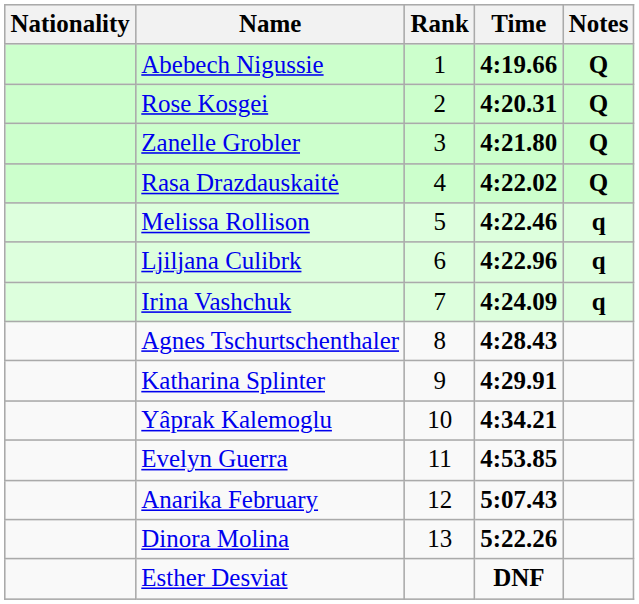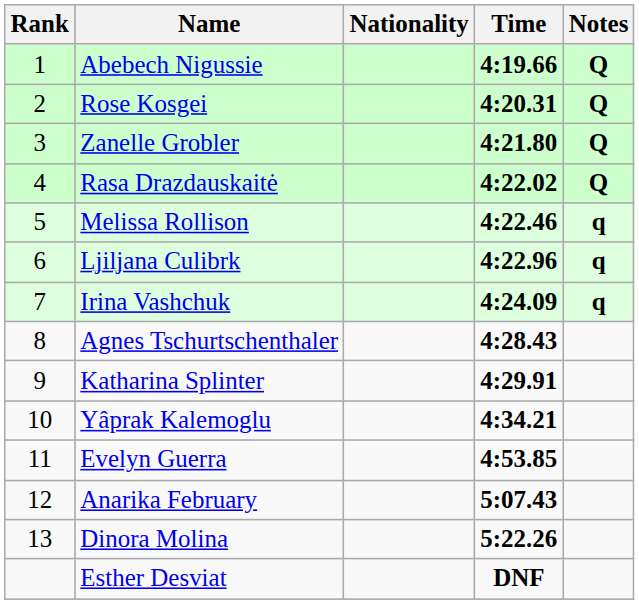columns swapped: (440, 24) <-> (70, 24)
